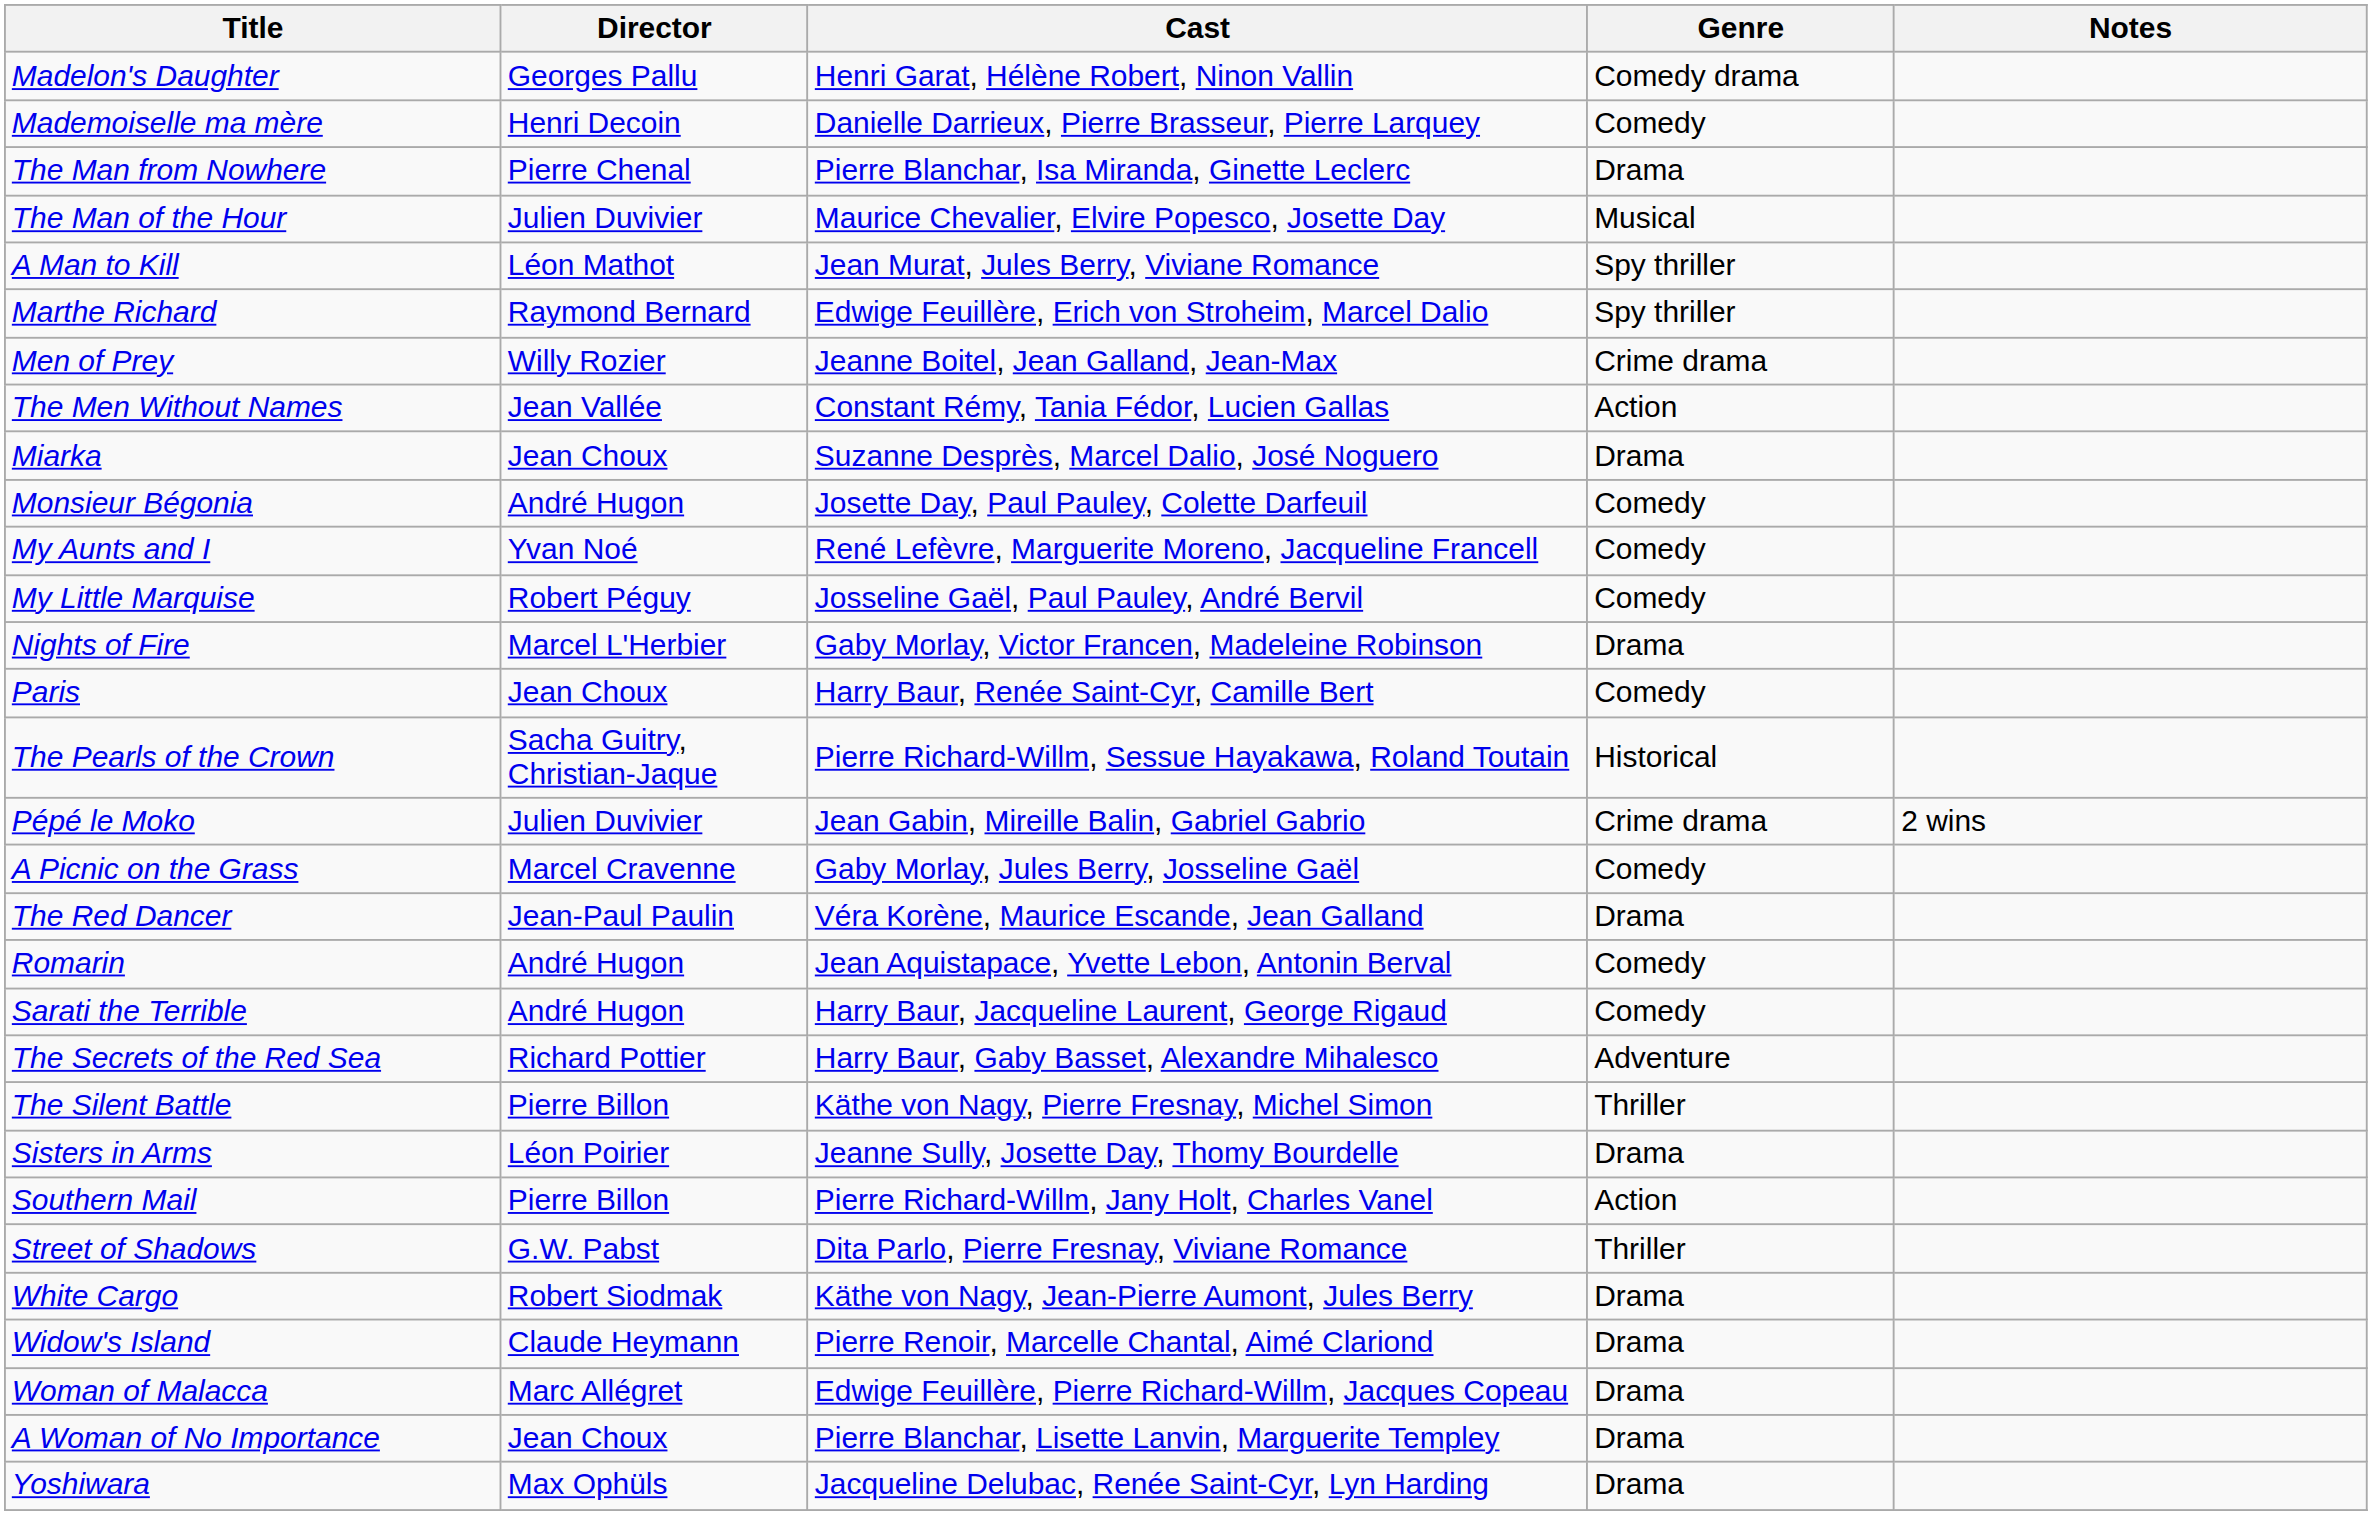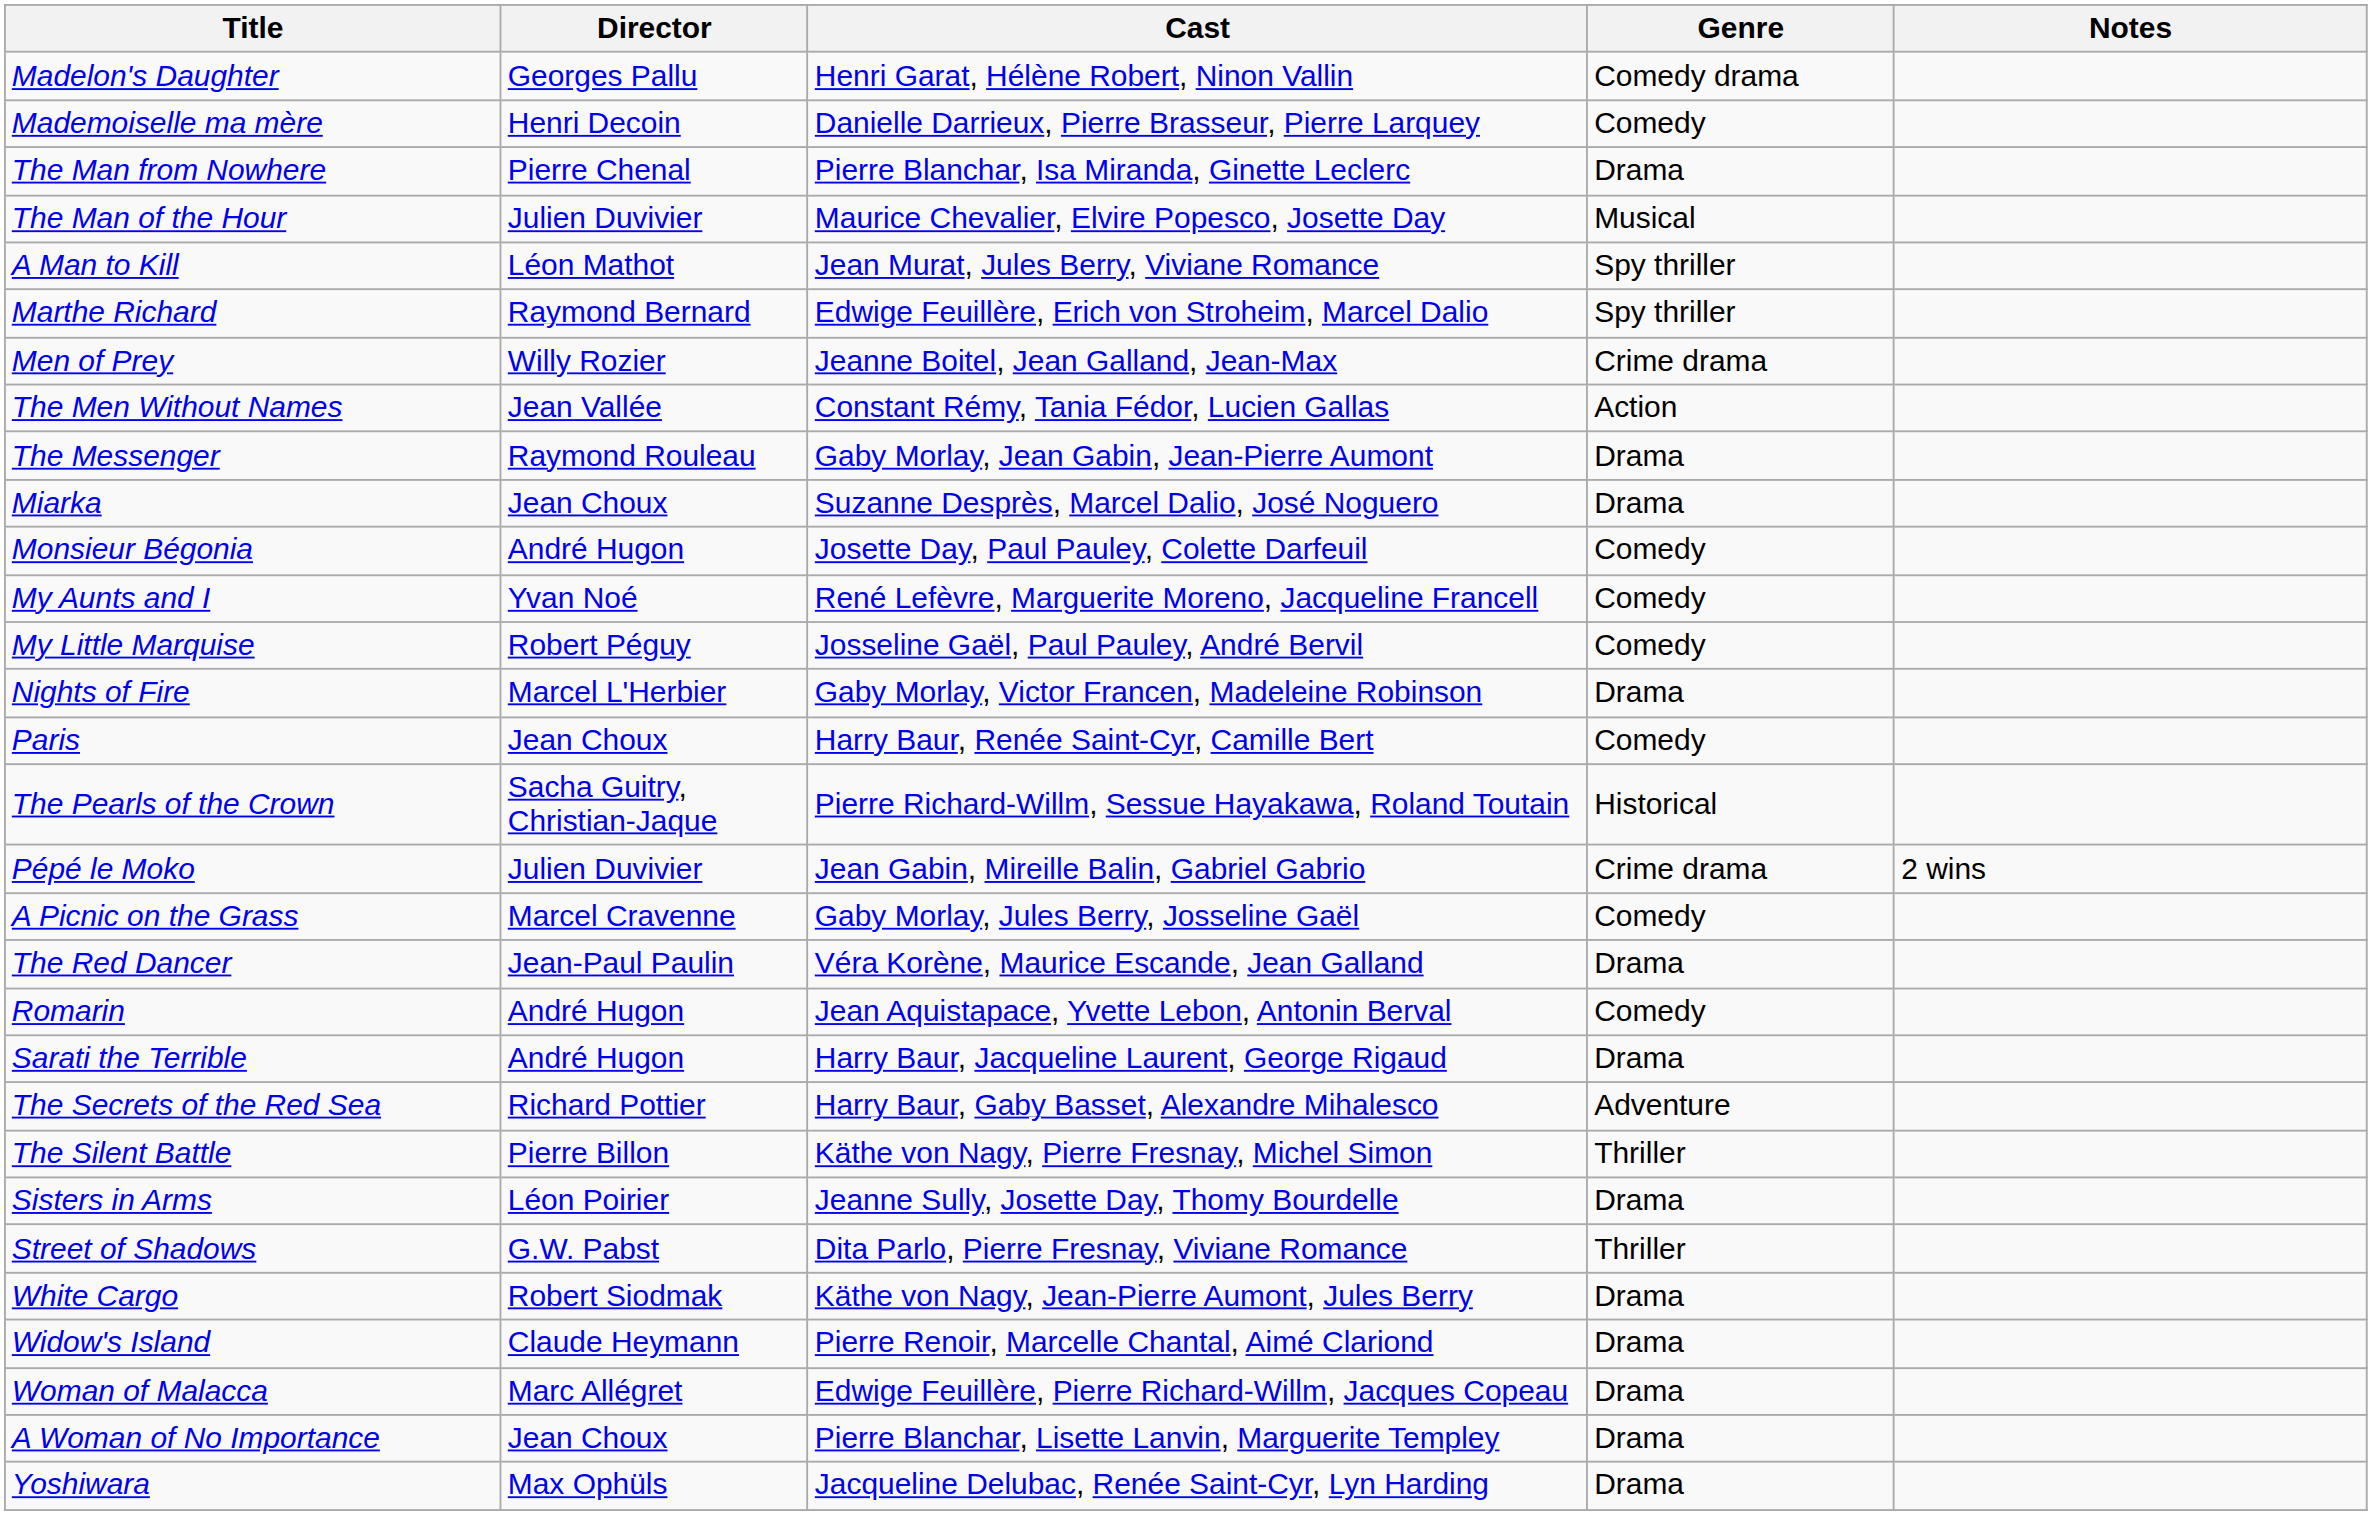+ row: (116, 455)
(1650, 1010) Comedy -> (1639, 1058) Drama
- row: (104, 1200)
